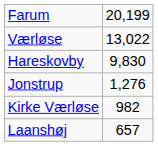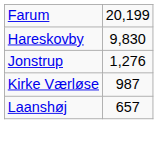- row: (35, 38)
(128, 107) 982 -> (128, 84) 987
